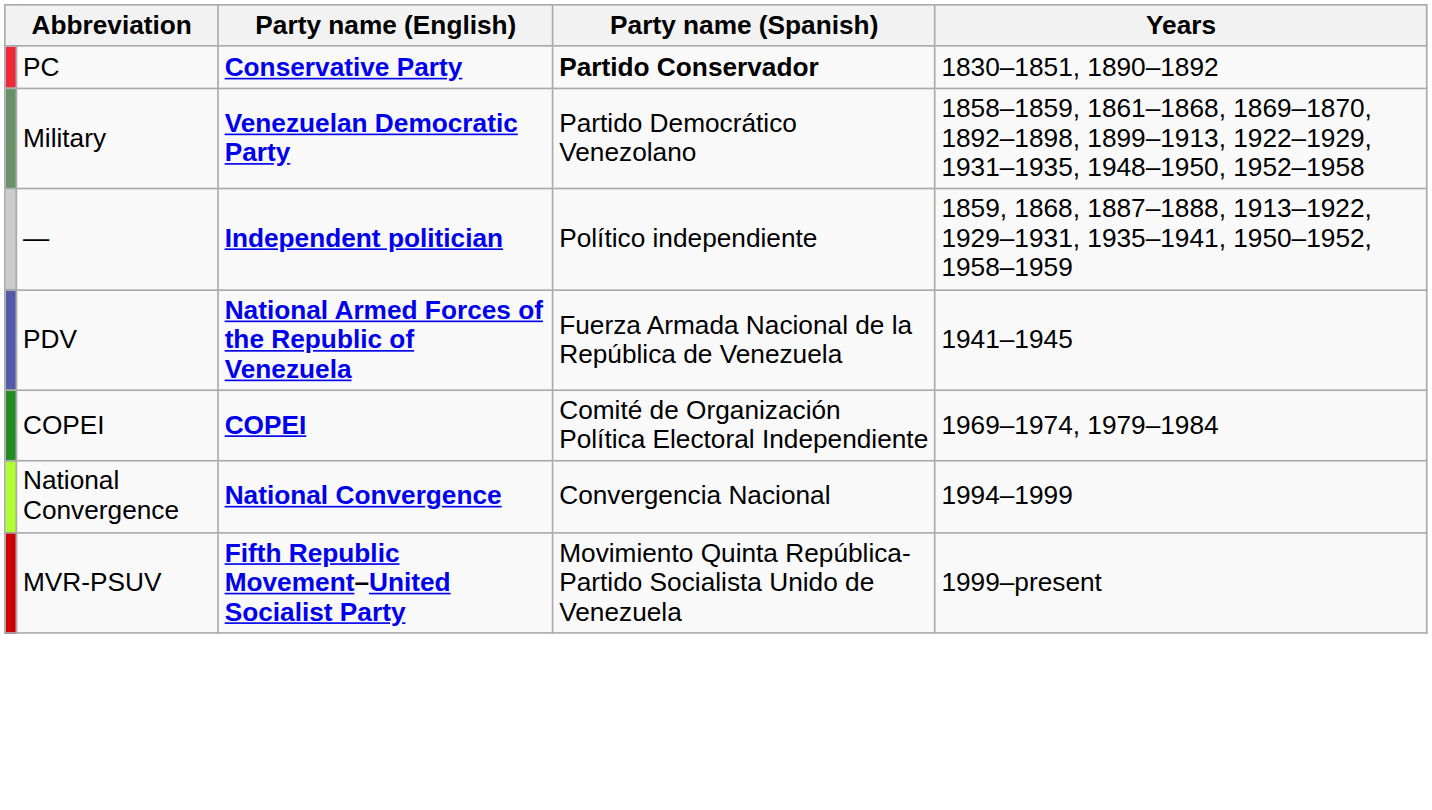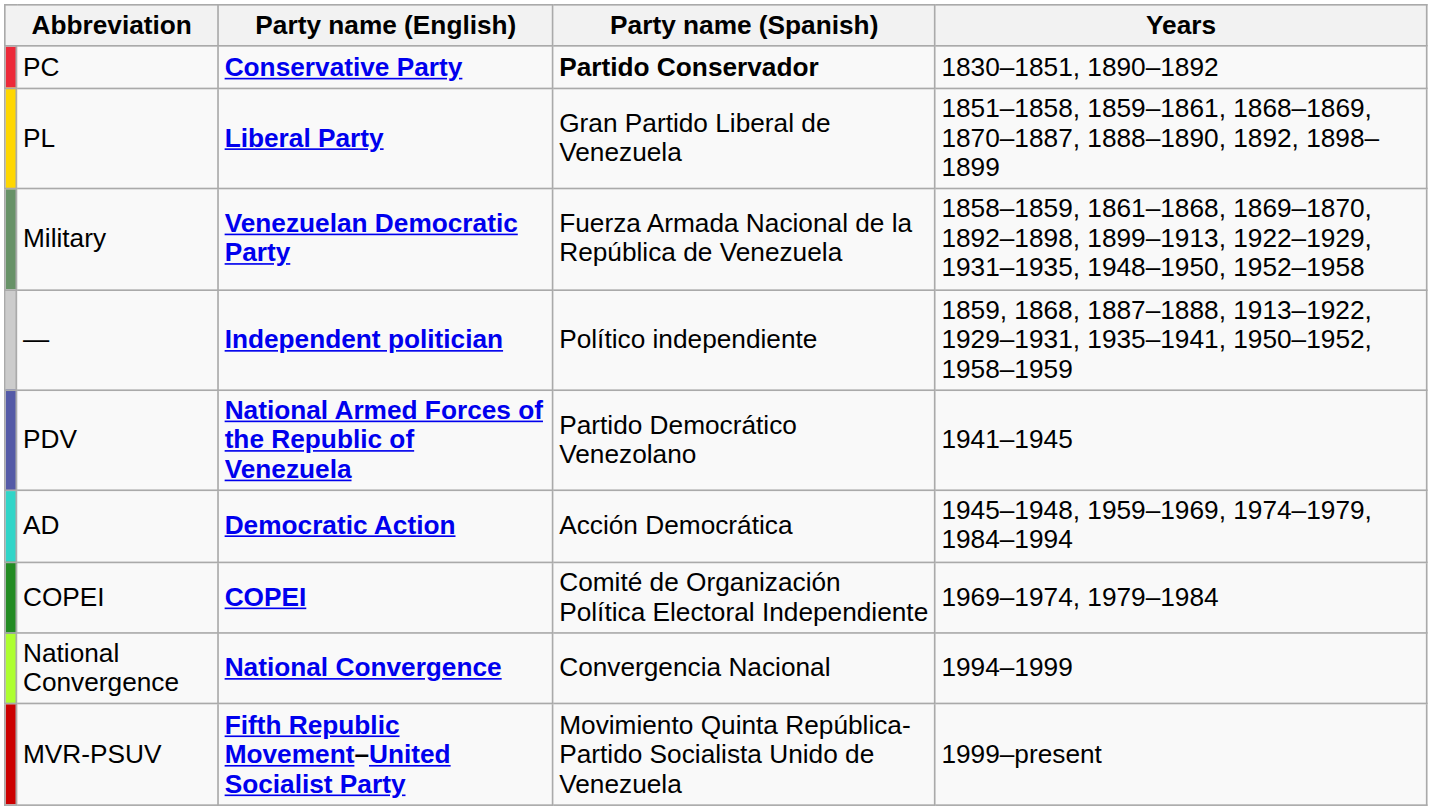+ row: (39, 138)
(678, 138) Partido Democrático Venezolano -> (736, 238) Fuerza Armada Nacional de la República de Venezuela
(736, 339) Fuerza Armada Nacional de la República de Venezuela -> (678, 440) Partido Democrático Venezolano
+ row: (41, 525)
